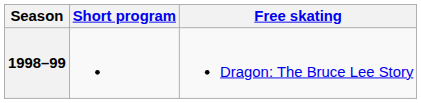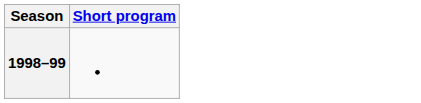- column: (298, 16)
